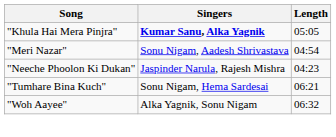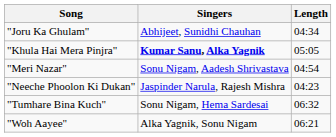+ row: (48, 32)
(307, 87) 06:21 -> (307, 105) 06:32
(307, 105) 06:32 -> (307, 123) 06:21
